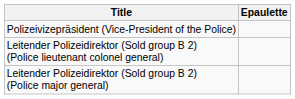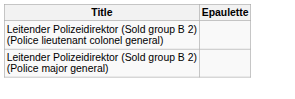- row: (121, 29)
